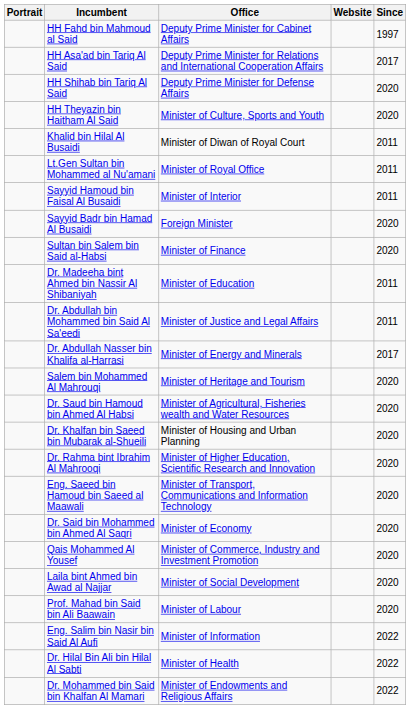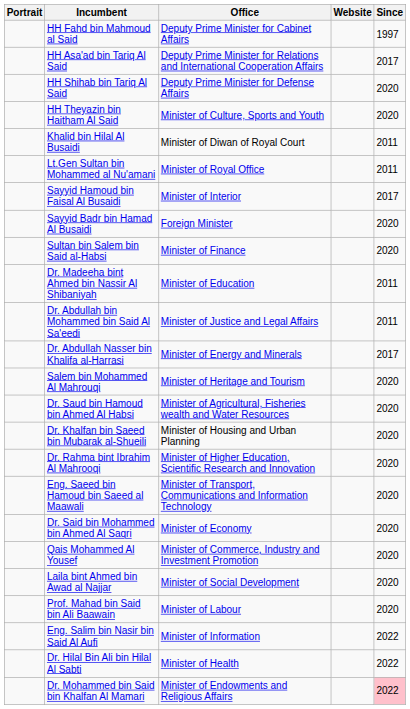(387, 197) 2011 -> (388, 197) 2017
(388, 691) no background -> (388, 691) pink background
